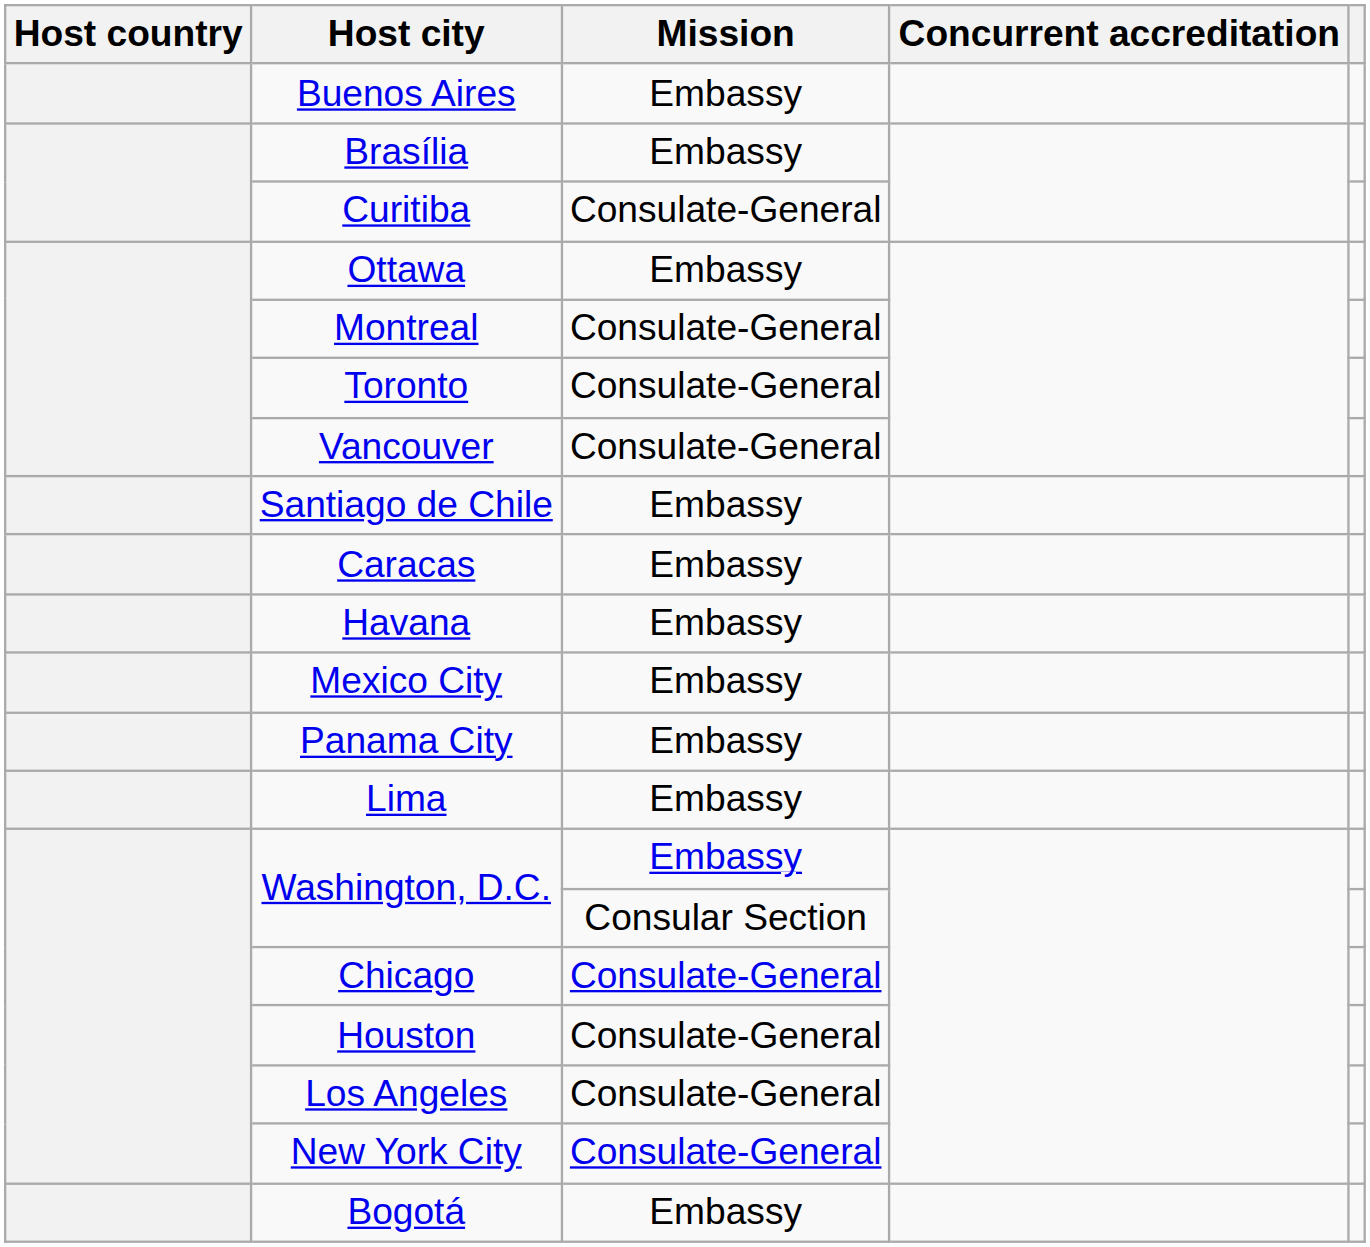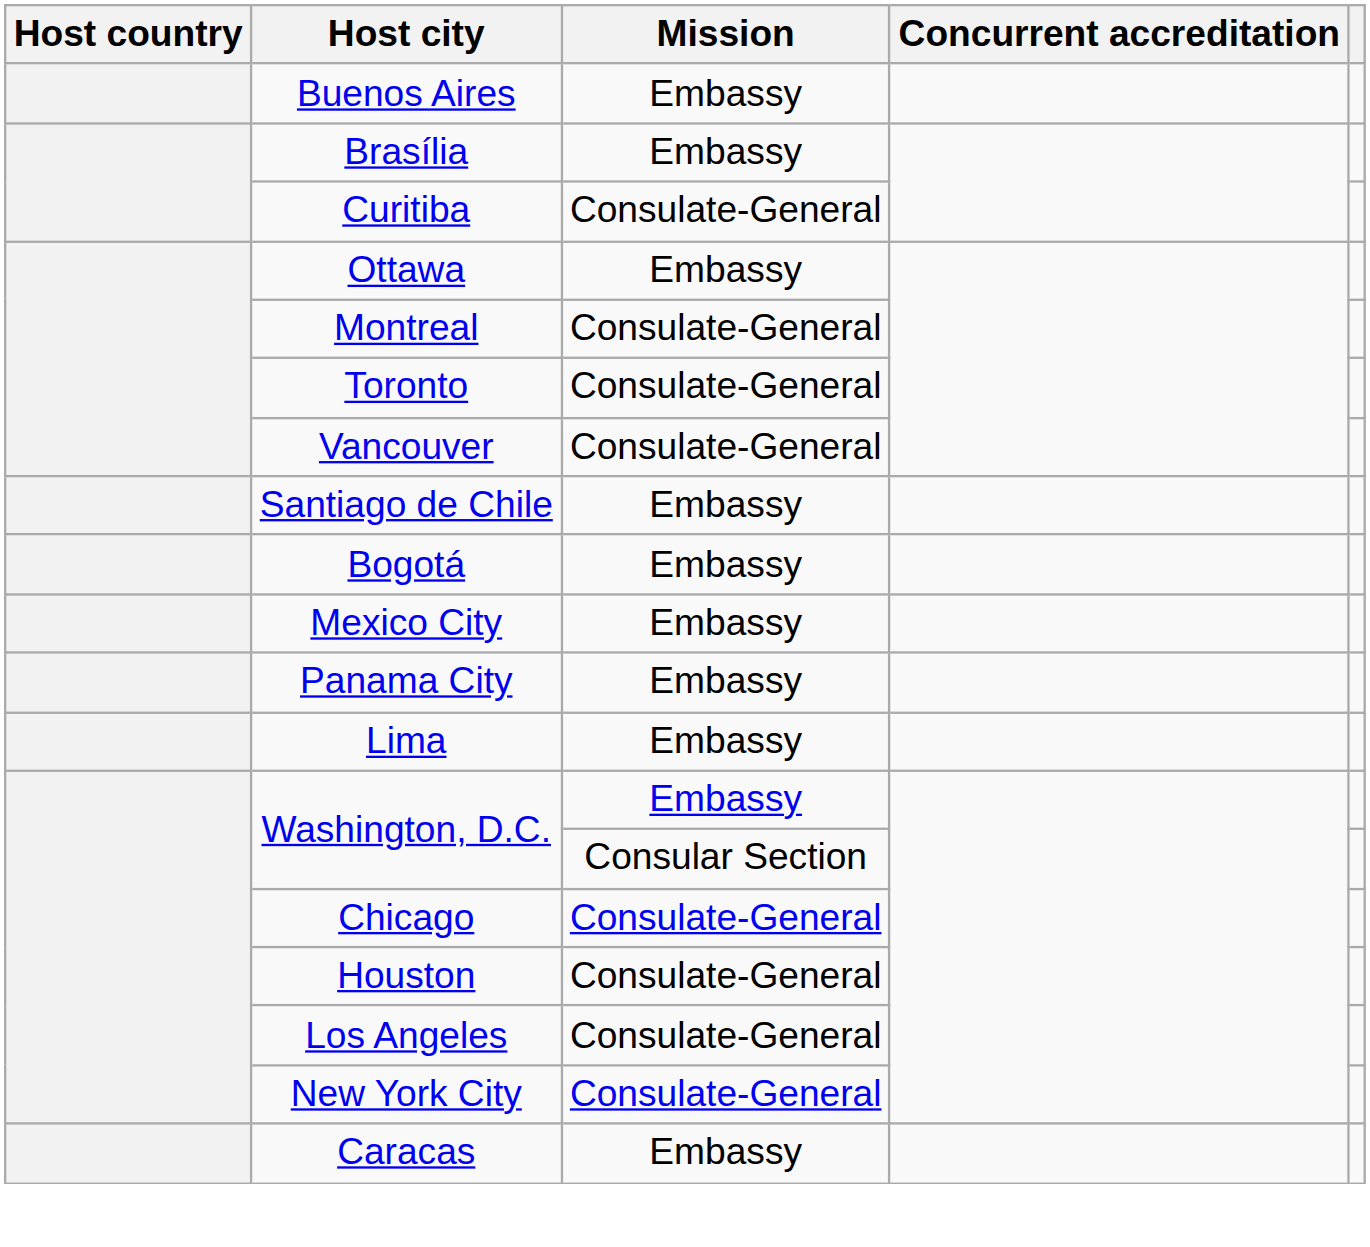rows swapped: (406, 1211) <-> (406, 563)
- row: (406, 622)
